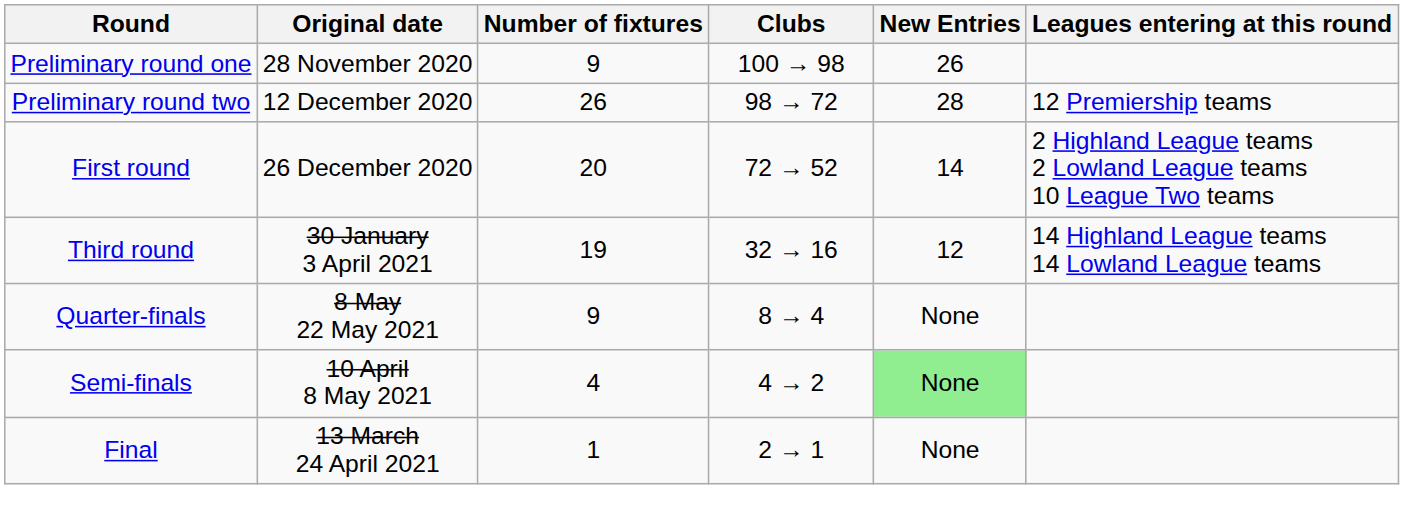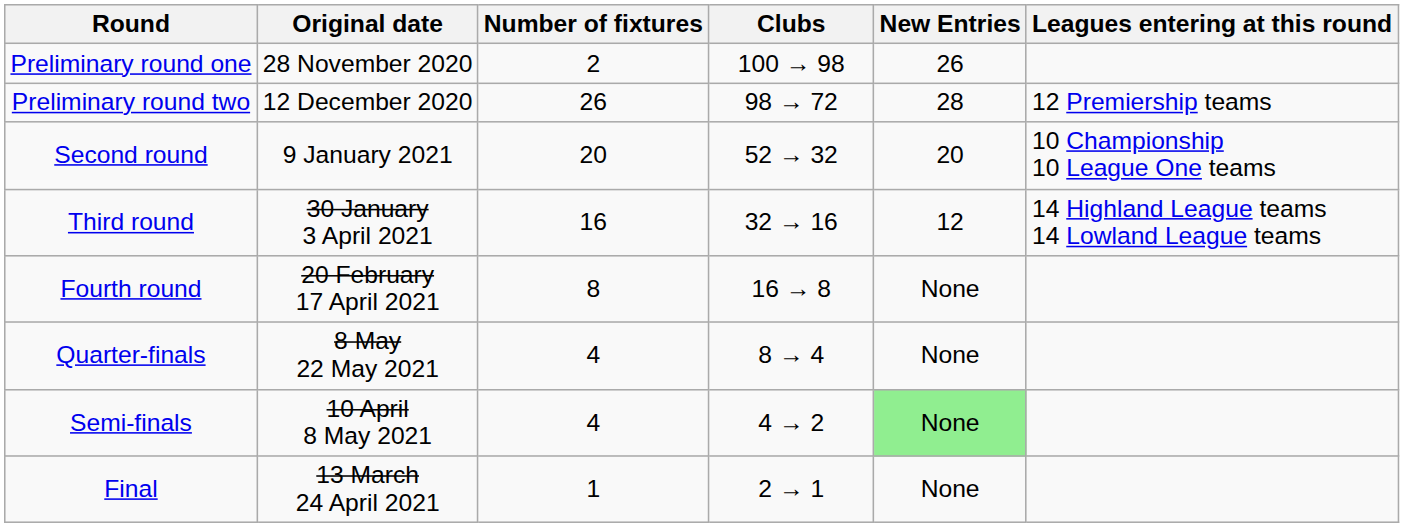(593, 63) 9 -> (593, 63) 2
- row: (131, 168)
+ row: (131, 155)
(593, 249) 19 -> (593, 221) 16
+ row: (131, 288)
(593, 316) 9 -> (593, 355) 4
